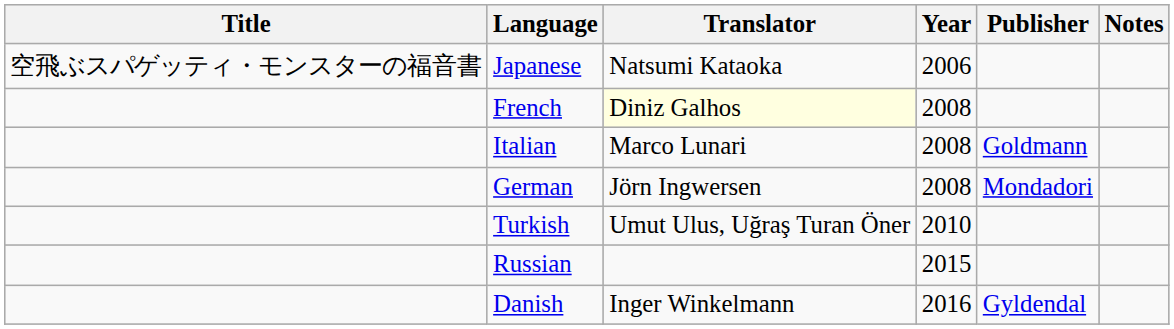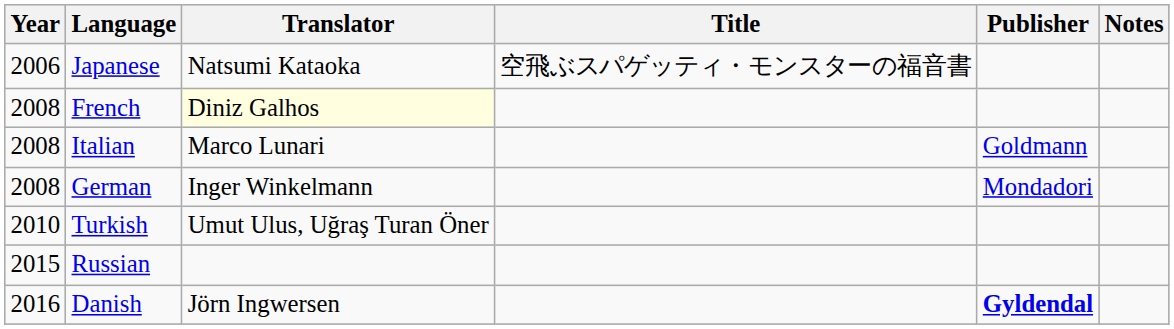columns swapped: (947, 24) <-> (246, 24)
(685, 186) Jörn Ingwersen -> (280, 186) Inger Winkelmann
(702, 304) Inger Winkelmann -> (264, 304) Jörn Ingwersen
(1034, 304) normal -> (1038, 304) bold
